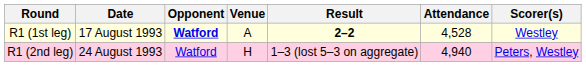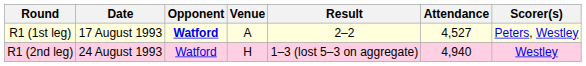(344, 33) bold -> (344, 33) normal
(456, 33) 4,528 -> (456, 33) 4,527
(536, 33) Westley -> (536, 33) Peters, Westley
(536, 52) Peters, Westley -> (536, 52) Westley
